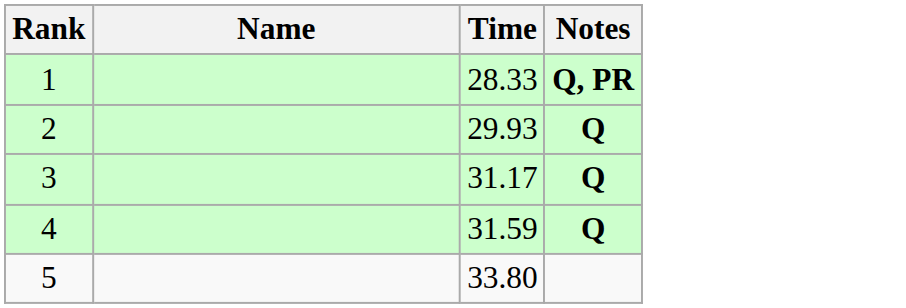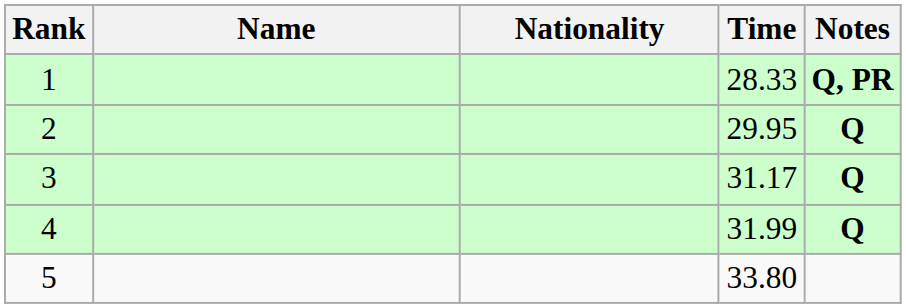+ column: (590, 29)
(502, 128) 29.93 -> (762, 128) 29.95
(502, 228) 31.59 -> (762, 228) 31.99
